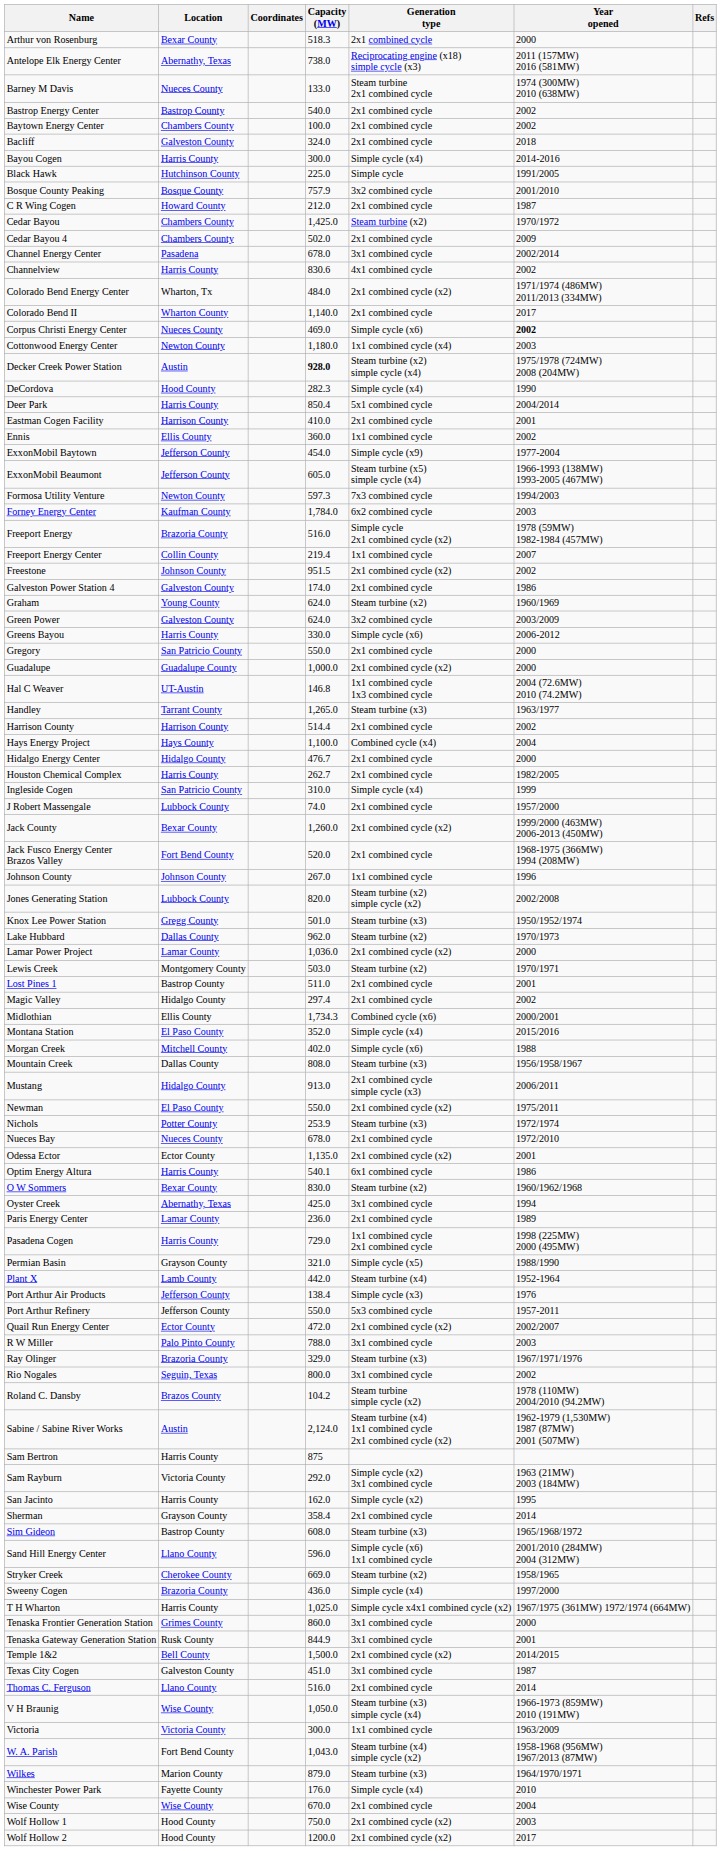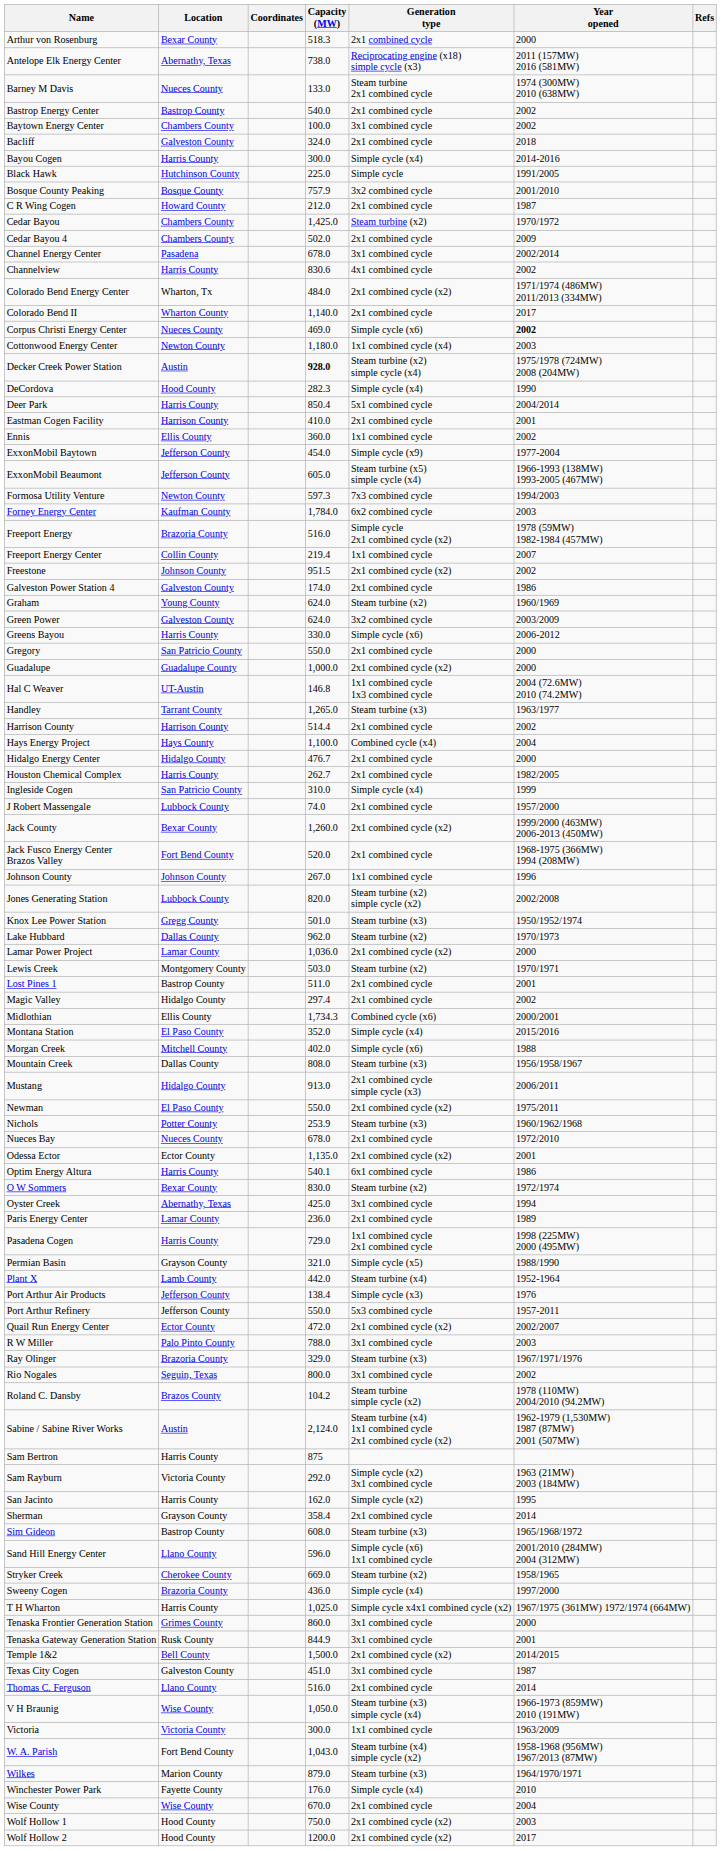(392, 126) 2x1 combined cycle -> (392, 126) 3x1 combined cycle
(538, 1123) 1972/1974 -> (549, 1123) 1960/1962/1968
(549, 1187) 1960/1962/1968 -> (538, 1187) 1972/1974
